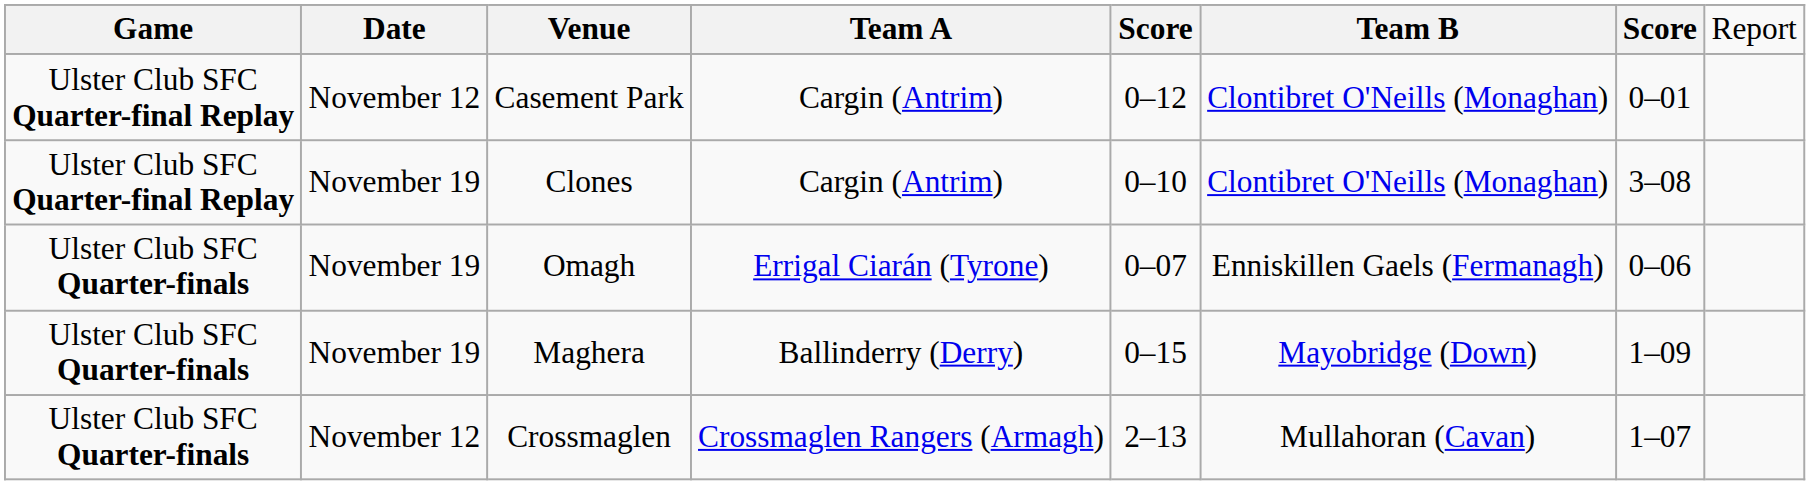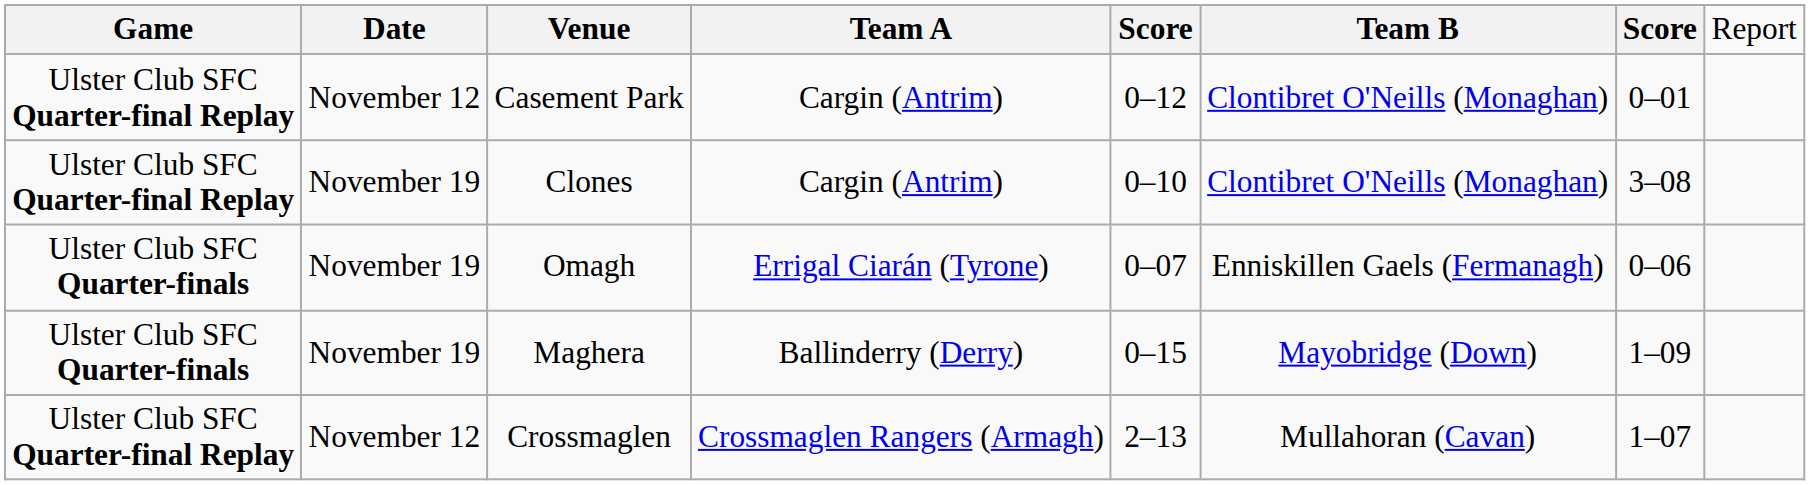(153, 436) Ulster Club SFC Quarter-finals -> (153, 436) Ulster Club SFC Quarter-final Replay
